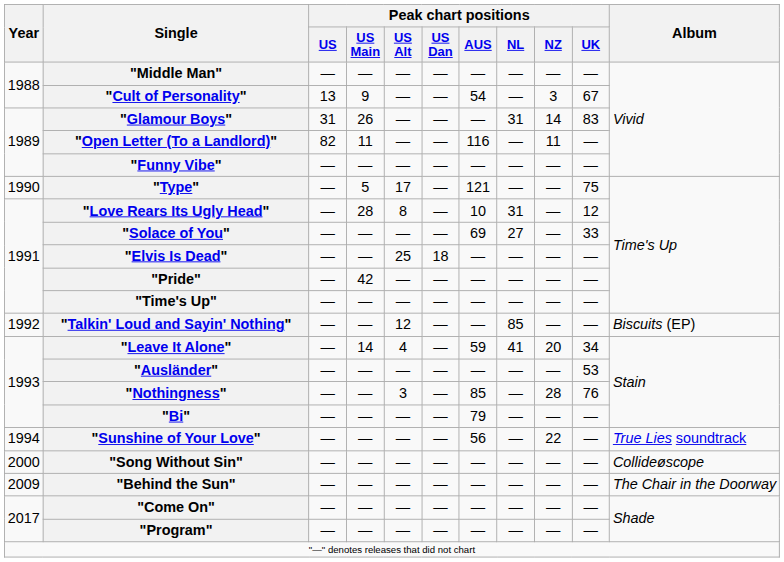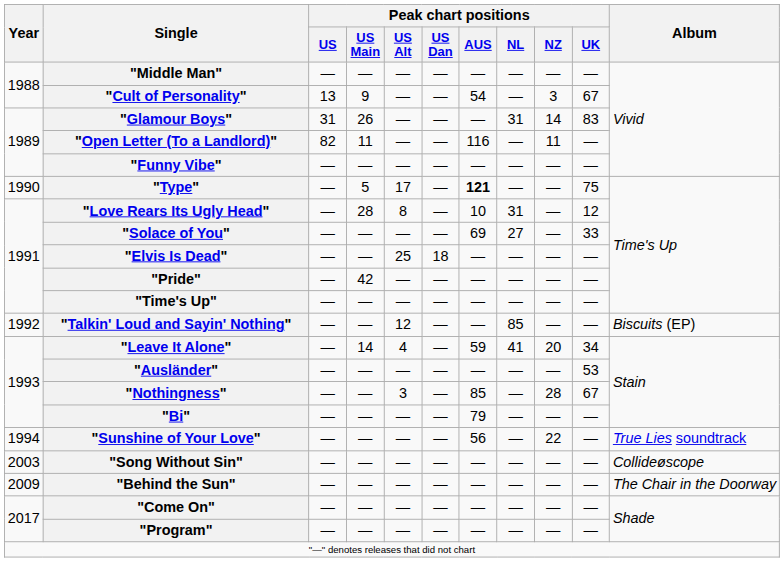(478, 187) normal -> (478, 187) bold
(591, 393) 76 -> (591, 393) 67
(24, 461) 2000 -> (24, 461) 2003
